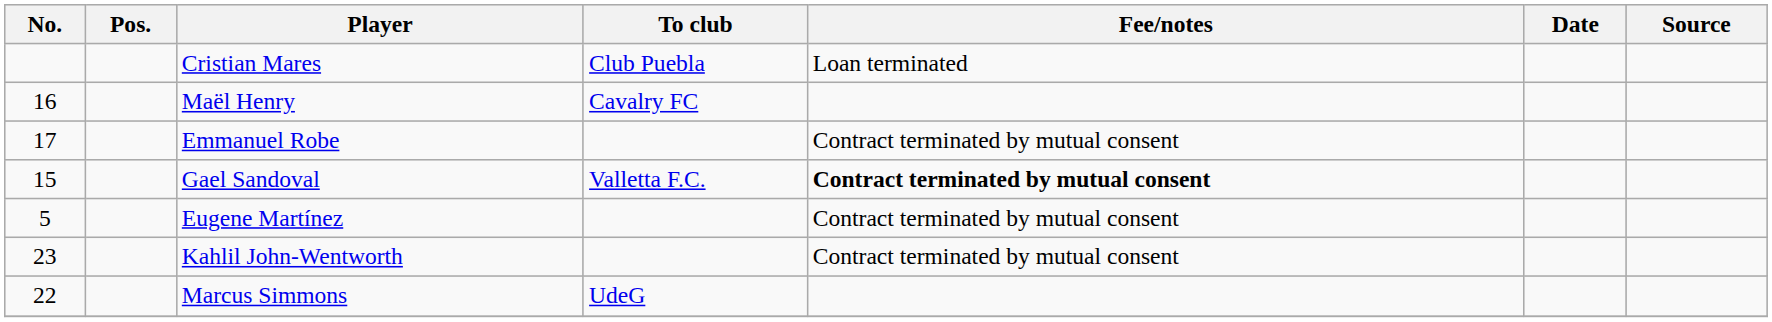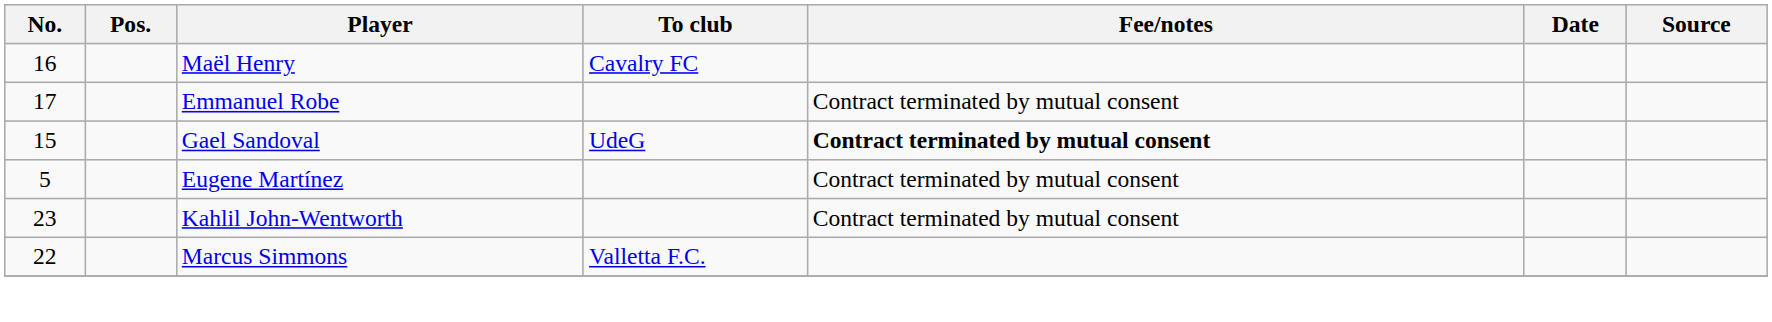- row: (251, 62)
(647, 179) Valletta F.C. -> (617, 140) UdeG
(617, 296) UdeG -> (647, 257) Valletta F.C.
